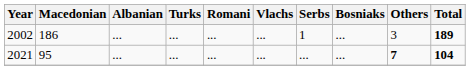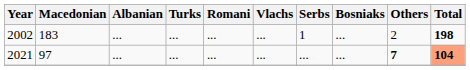(48, 34) 186 -> (48, 34) 183
(394, 34) 3 -> (394, 34) 2
(444, 34) 189 -> (444, 34) 198
(45, 55) 95 -> (45, 55) 97
(444, 55) no background -> (444, 55) lightsalmon background
